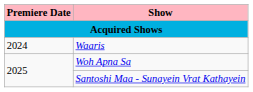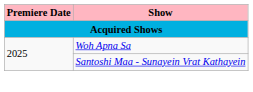- row: (90, 45)
